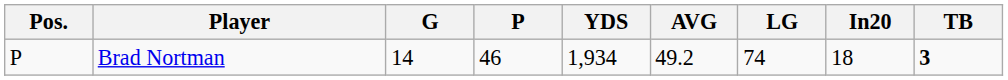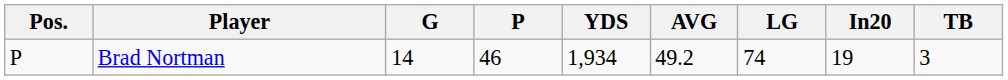(842, 57) 18 -> (842, 57) 19
(925, 57) bold -> (925, 57) normal
